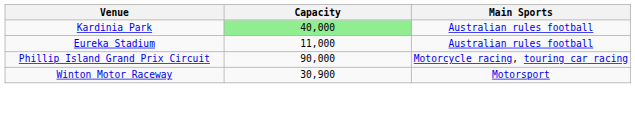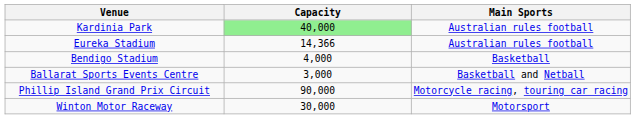(318, 44) 11,000 -> (318, 44) 14,366
+ row: (114, 59)
+ row: (114, 75)
(318, 75) 30,900 -> (318, 106) 30,000
